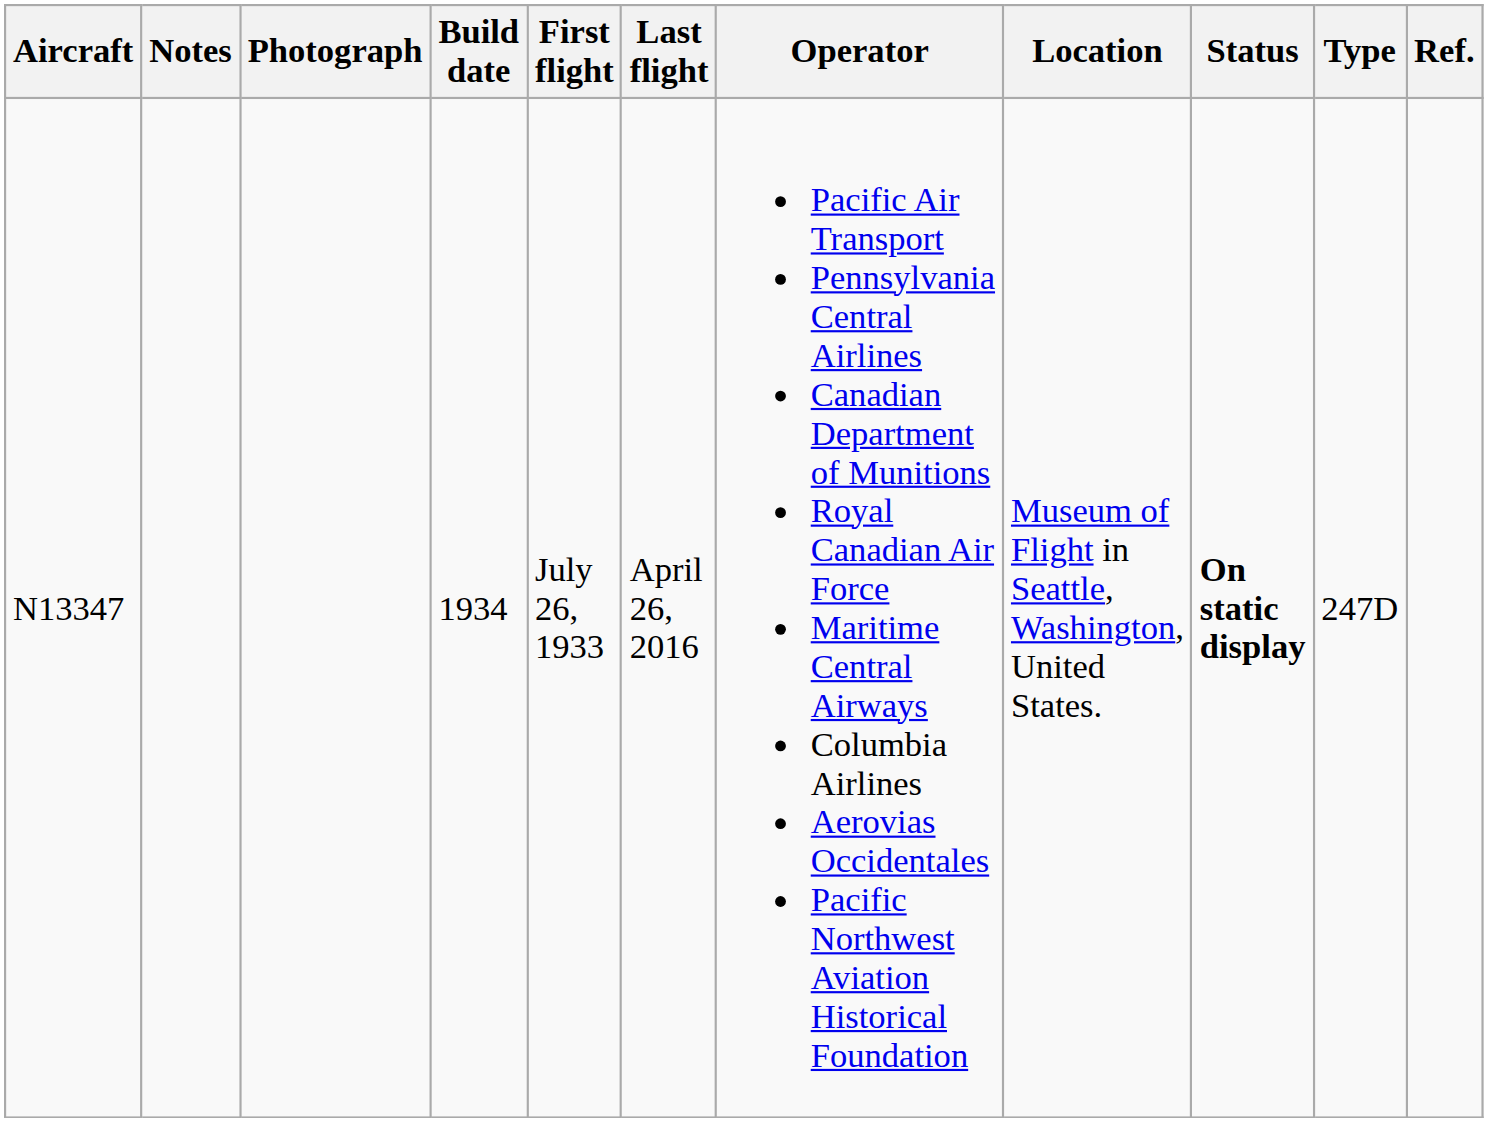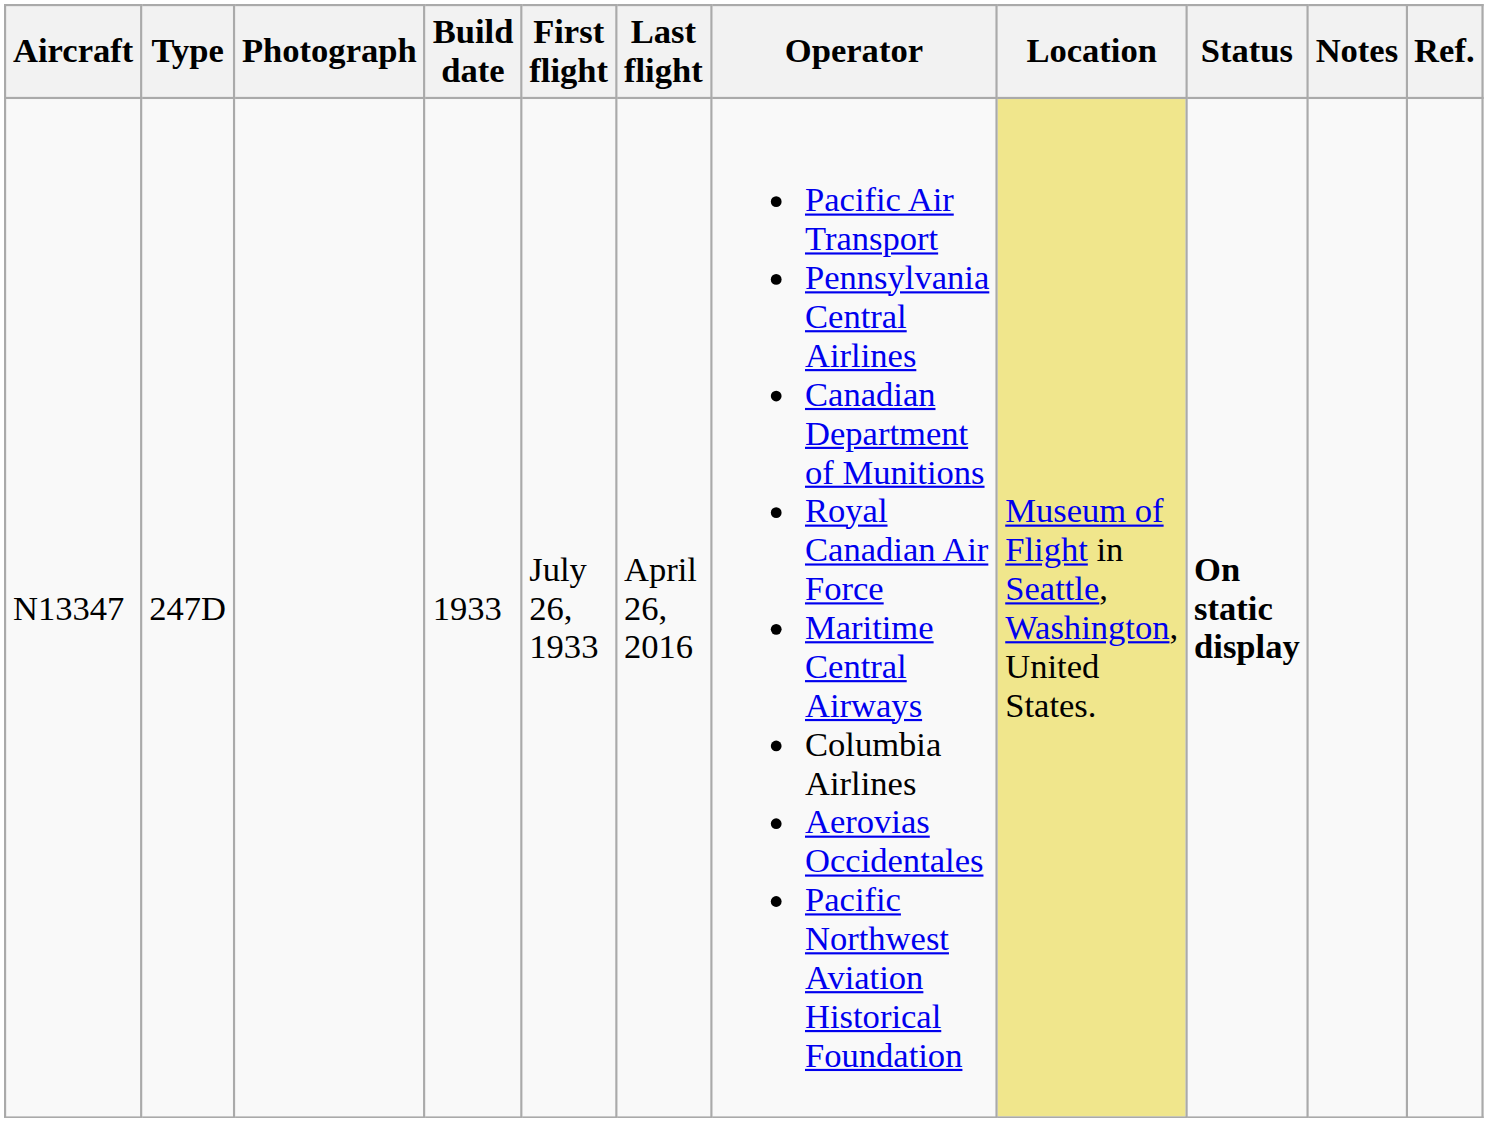columns swapped: (1360, 51) <-> (191, 51)
(473, 607) 1934 -> (467, 607) 1933
(1097, 607) no background -> (1092, 607) khaki background
